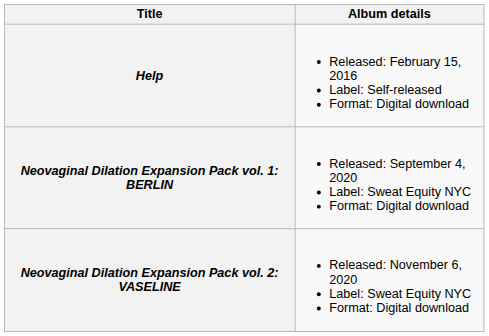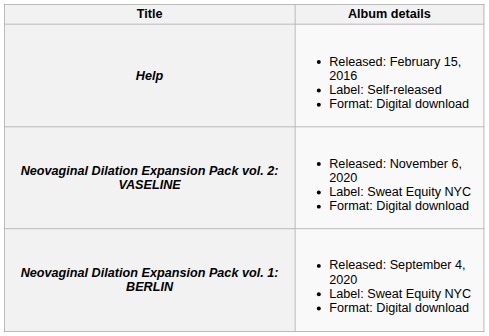rows swapped: (150, 177) <-> (150, 280)
